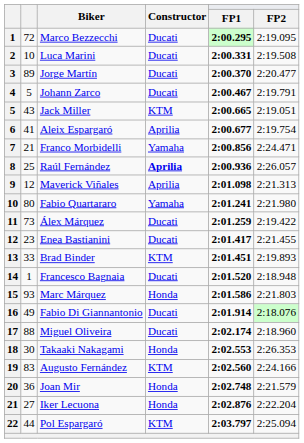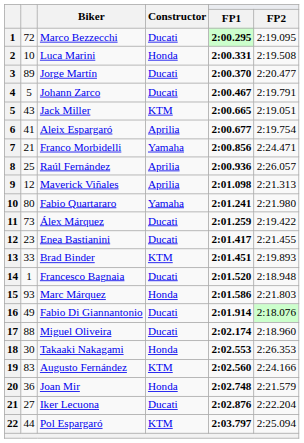(163, 55) Ducati -> (163, 55) Honda
(165, 165) bold -> (164, 165) normal
(163, 404) Honda -> (163, 404) Ducati
